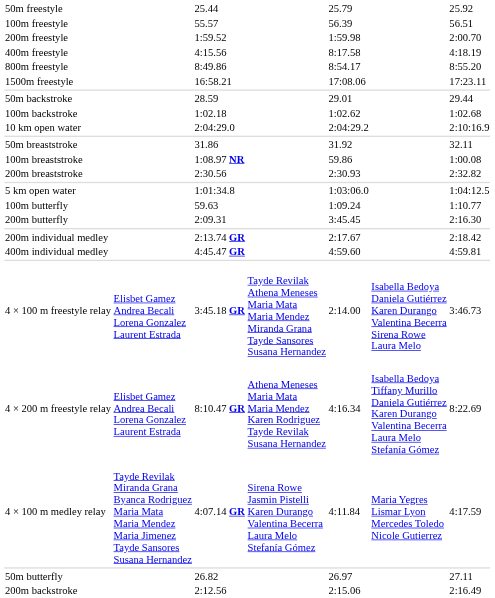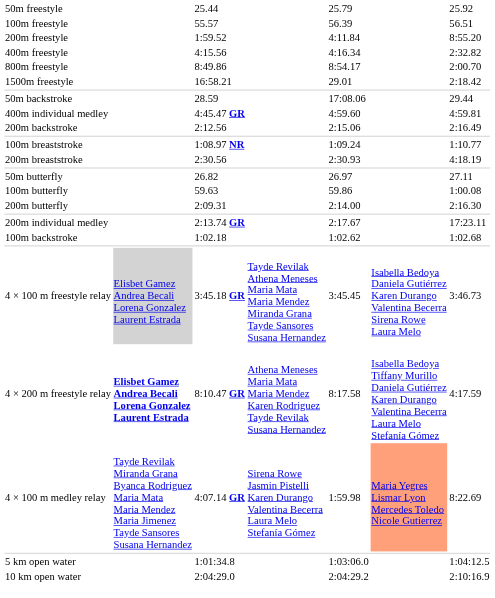(345, 38) 1:59.98 -> (344, 38) 4:11.84
(465, 38) 2:00.70 -> (465, 38) 8:55.20
(345, 52) 8:17.58 -> (345, 52) 4:16.34
(465, 52) 4:18.19 -> (465, 52) 2:32.82
(465, 67) 8:55.20 -> (465, 67) 2:00.70
(347, 81) 17:08.06 -> (340, 81) 29.01
(468, 81) 17:23.11 -> (465, 81) 2:18.42
(340, 98) 29.01 -> (347, 98) 17:08.06
rows swapped: (41, 113) <-> (57, 251)
rows swapped: (41, 591) <-> (43, 127)
- row: (41, 145)
(340, 159) 59.86 -> (345, 145) 1:09.24
(465, 159) 1:00.08 -> (465, 145) 1:10.77
(465, 174) 2:32.82 -> (465, 159) 4:18.19
rows swapped: (34, 576) <-> (40, 191)
(345, 205) 1:09.24 -> (340, 191) 59.86
(465, 205) 1:10.77 -> (465, 191) 1:00.08
(345, 220) 3:45.45 -> (345, 205) 2:14.00
(465, 237) 2:18.42 -> (468, 222) 17:23.11
(150, 316) no background -> (150, 302) lightgrey background
(345, 310) 2:14.00 -> (345, 296) 3:45.45
(150, 414) normal -> (152, 399) bold
(345, 408) 4:16.34 -> (345, 393) 8:17.58
(465, 408) 8:22.69 -> (465, 393) 4:17.59
(344, 512) 4:11.84 -> (345, 497) 1:59.98
(408, 517) no background -> (408, 503) lightsalmon background
(465, 512) 4:17.59 -> (465, 497) 8:22.69
